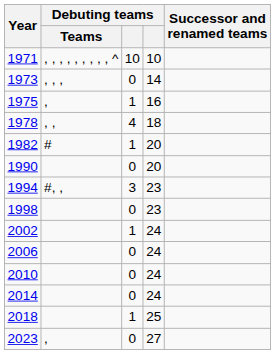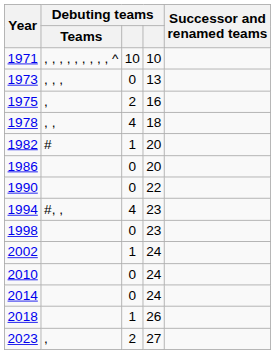(154, 79) 14 -> (154, 79) 13
(132, 101) 1 -> (132, 101) 2
+ row: (23, 166)
(154, 166) 20 -> (154, 187) 22
(132, 187) 3 -> (132, 209) 4
- row: (23, 252)
(154, 317) 25 -> (154, 317) 26
(132, 338) 0 -> (132, 338) 2
